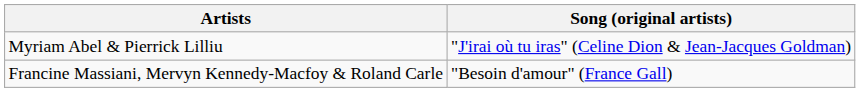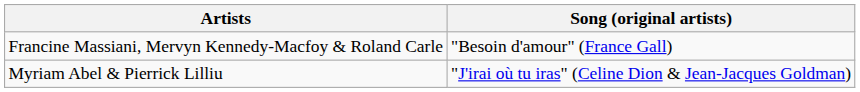rows swapped: (226, 73) <-> (116, 45)
